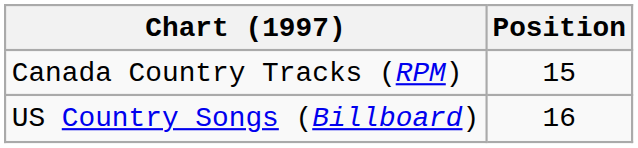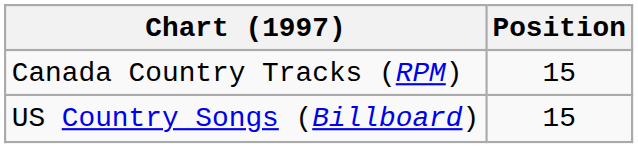(559, 118) 16 -> (559, 118) 15
